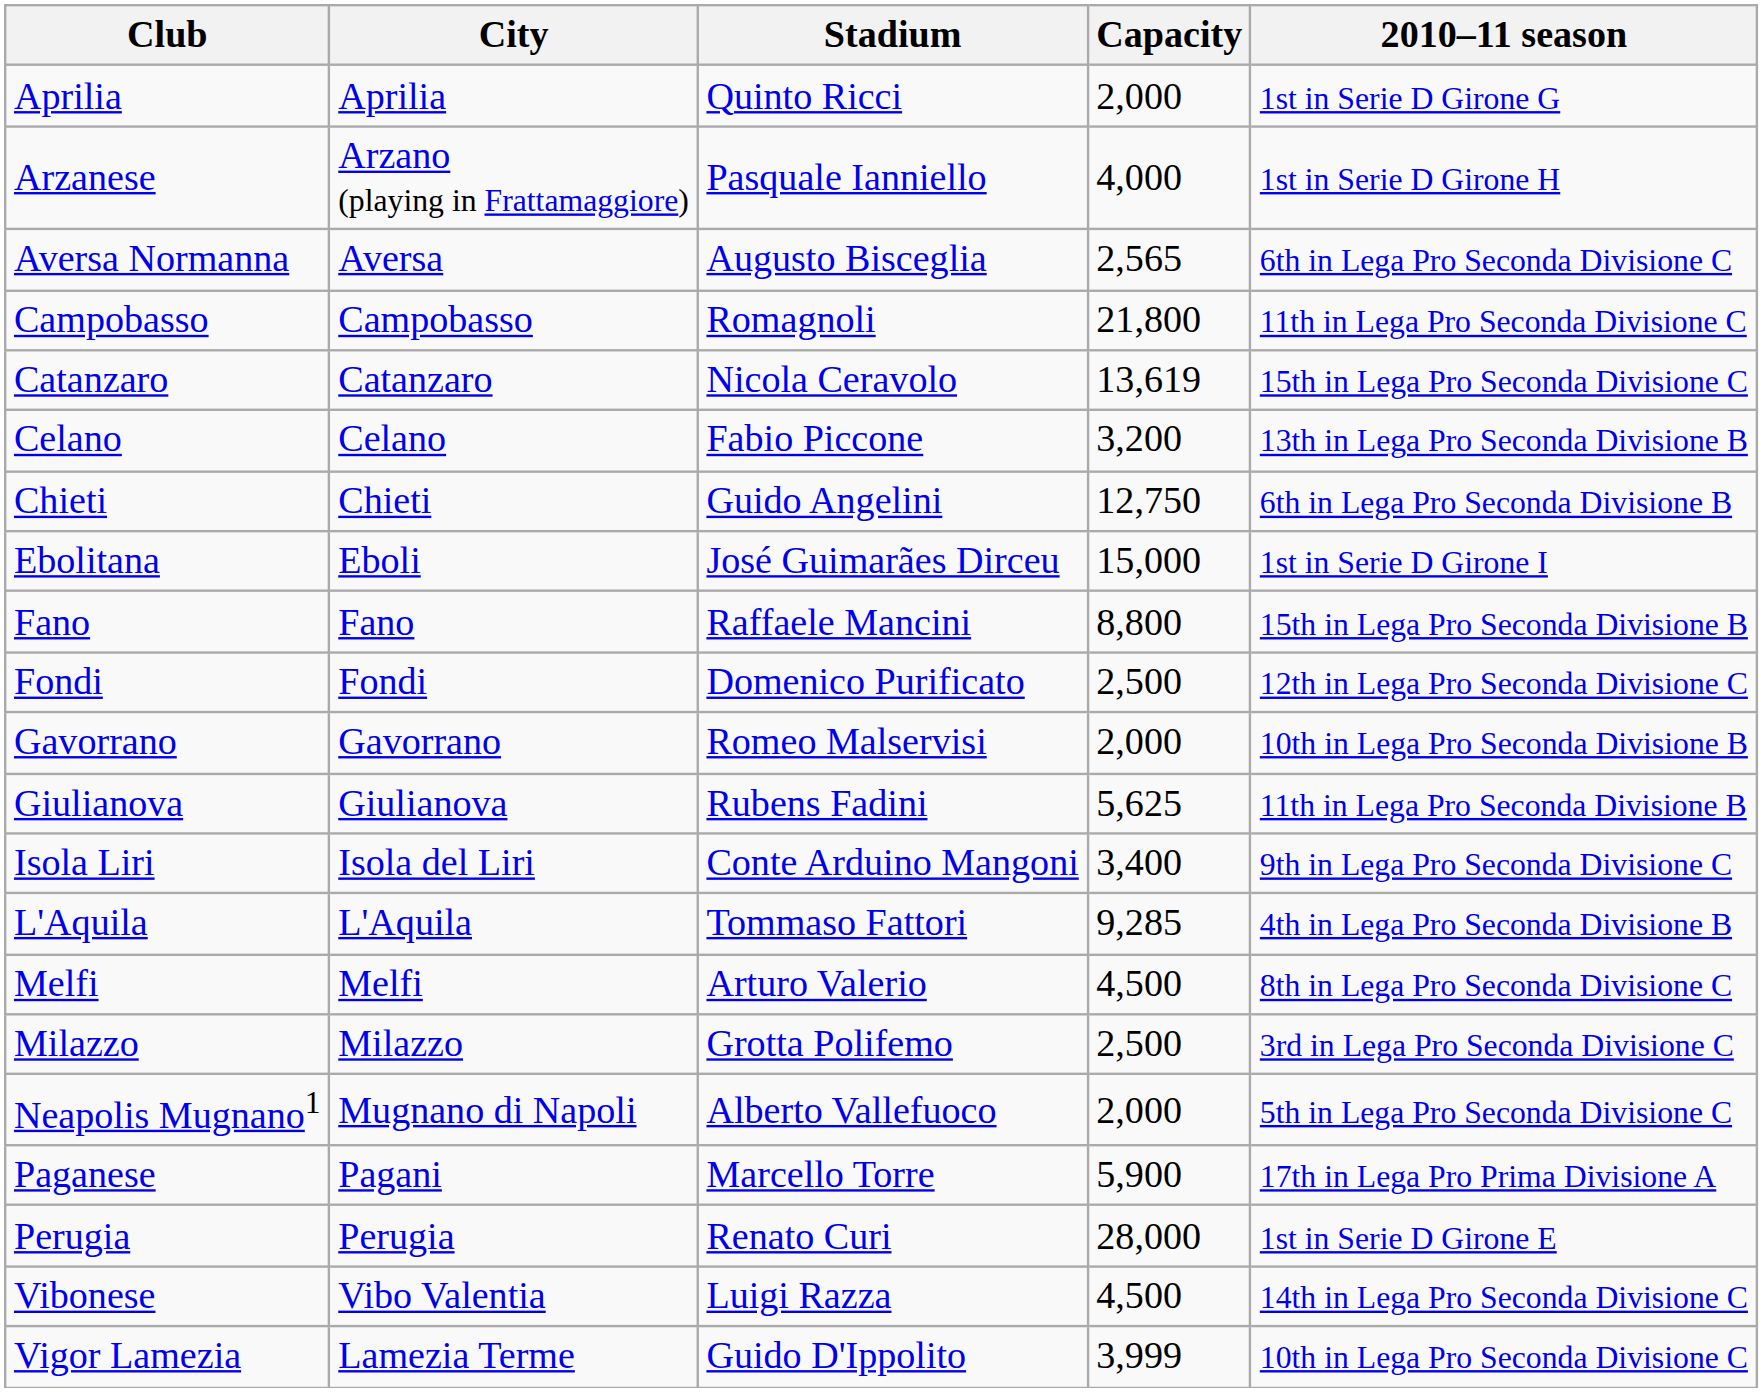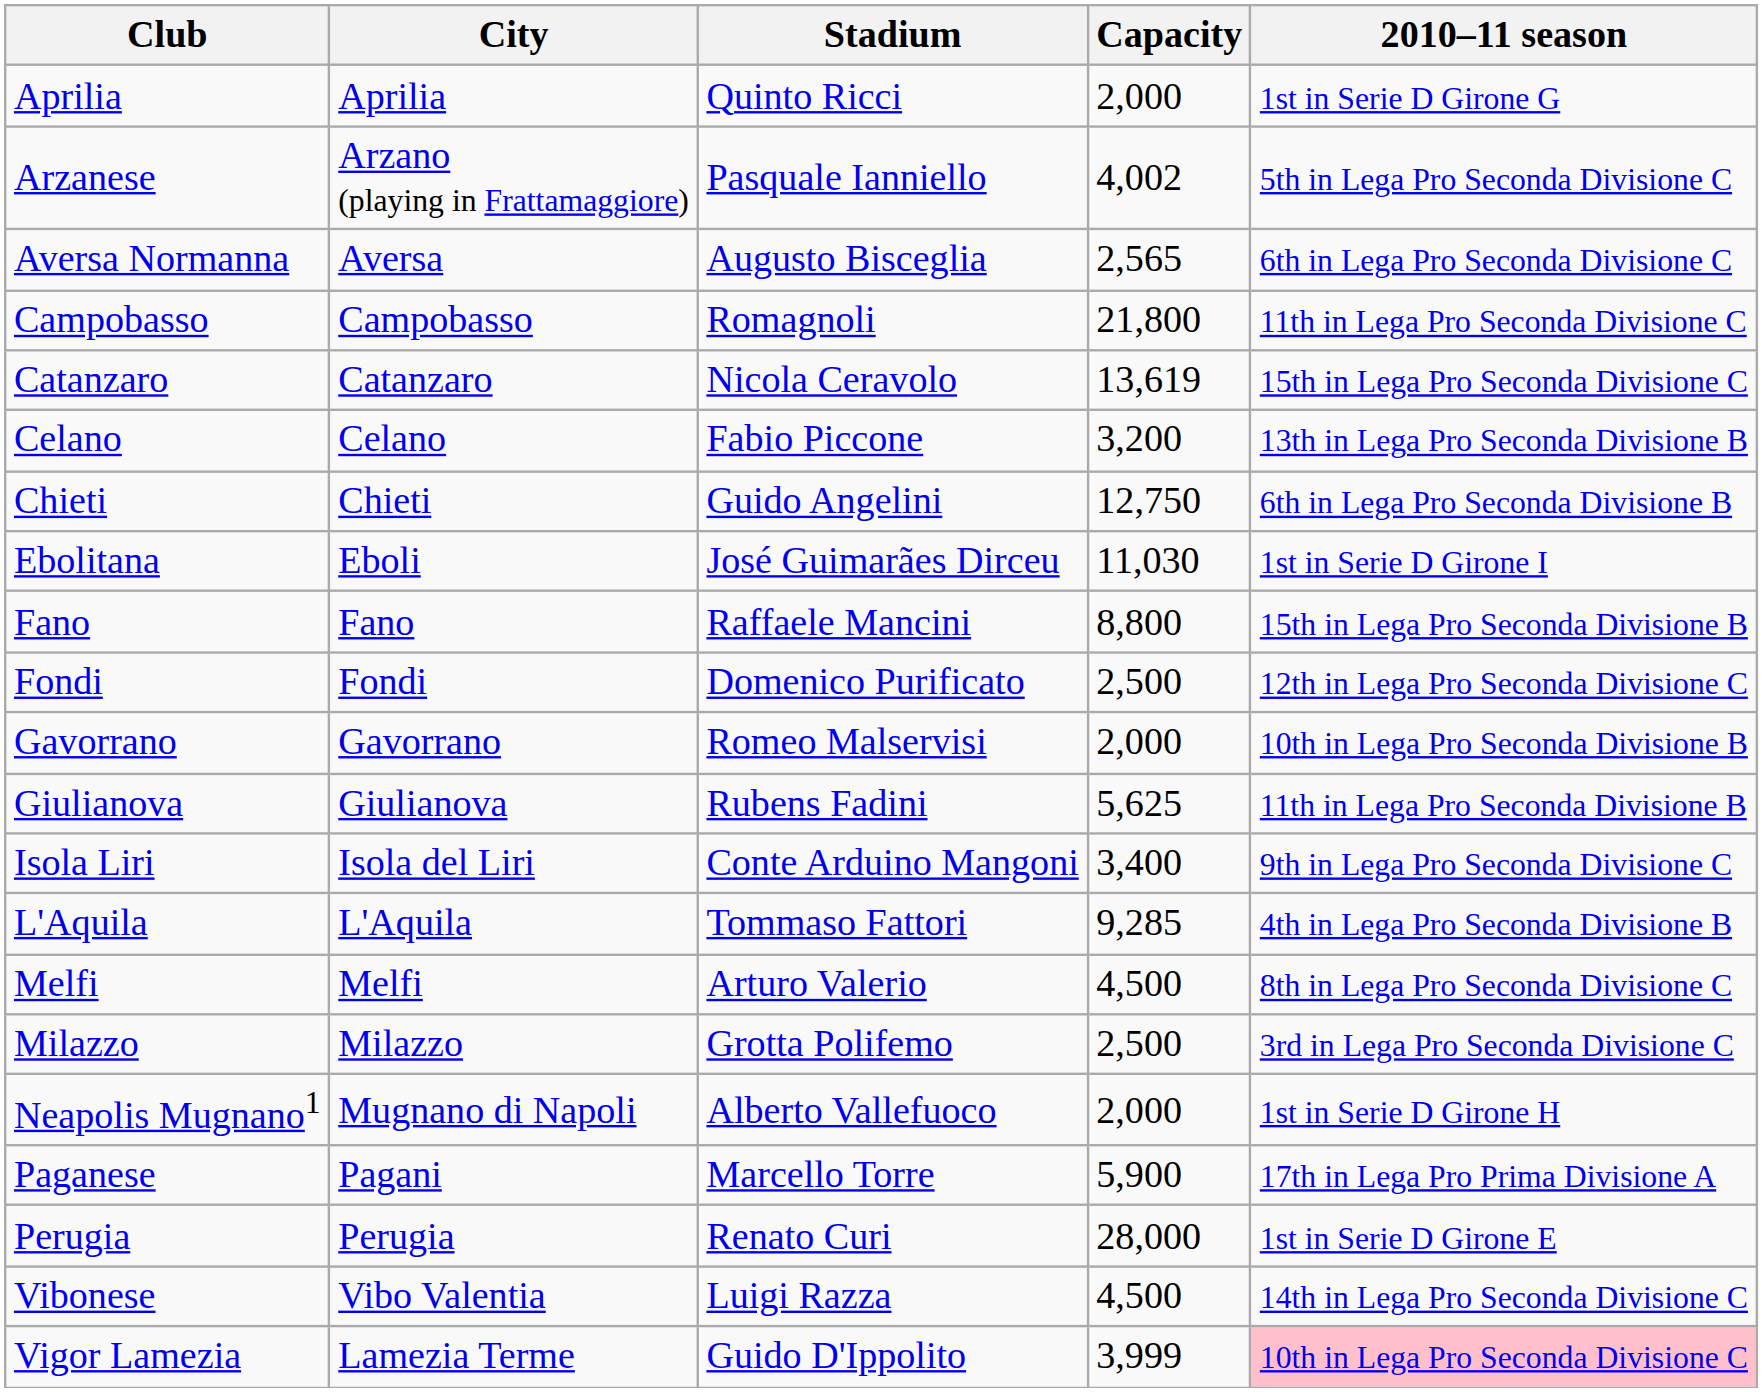(1139, 176) 4,000 -> (1139, 176) 4,002
(1410, 179) 1st in Serie D Girone H -> (1496, 179) 5th in Lega Pro Seconda Divisione C
(1149, 560) 15,000 -> (1148, 560) 11,030
(1496, 1111) 5th in Lega Pro Seconda Divisione C -> (1410, 1111) 1st in Serie D Girone H
(1504, 1358) no background -> (1504, 1358) pink background
